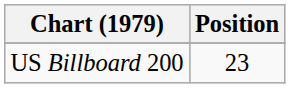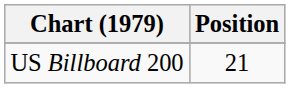(237, 62) 23 -> (237, 62) 21
